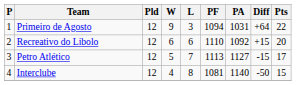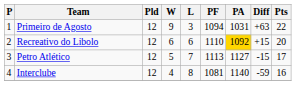(262, 27) +64 -> (262, 27) +63
(239, 42) no background -> (239, 42) gold background
(263, 73) -50 -> (263, 73) -59
(281, 73) 15 -> (281, 73) 16
